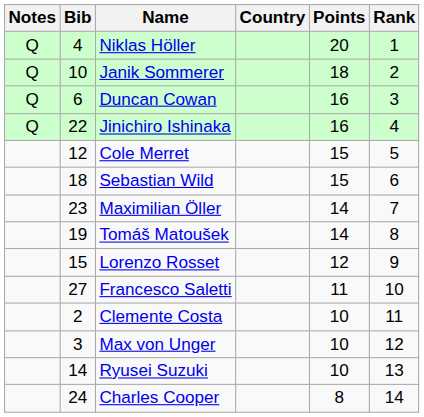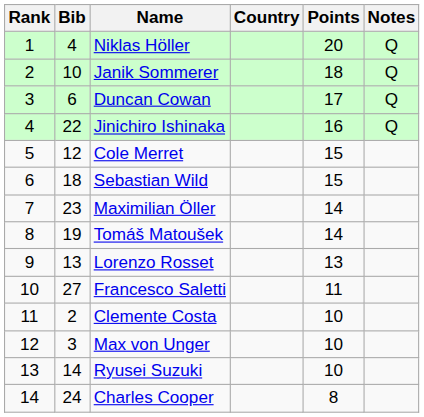columns swapped: (394, 18) <-> (32, 18)
(339, 99) 16 -> (334, 99) 17
(78, 262) 15 -> (72, 262) 13
(339, 262) 12 -> (334, 262) 13
